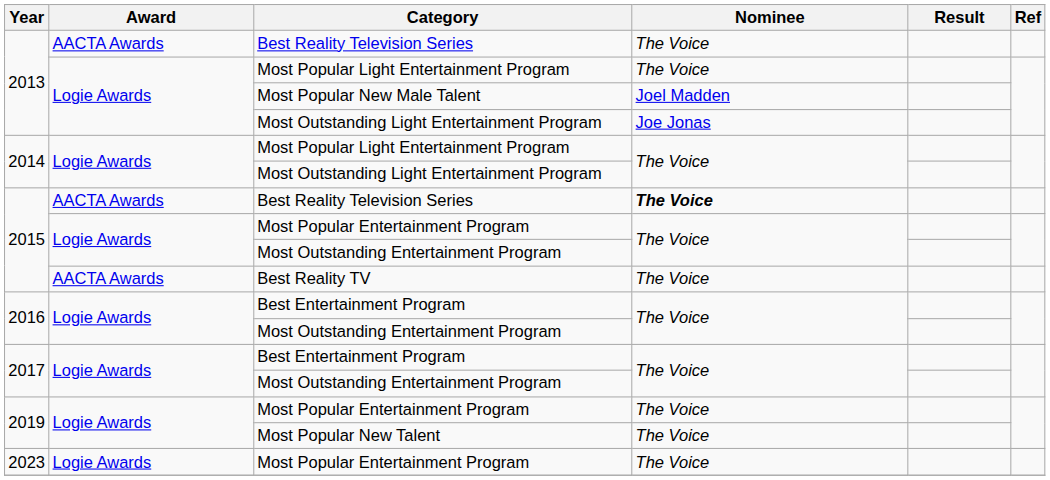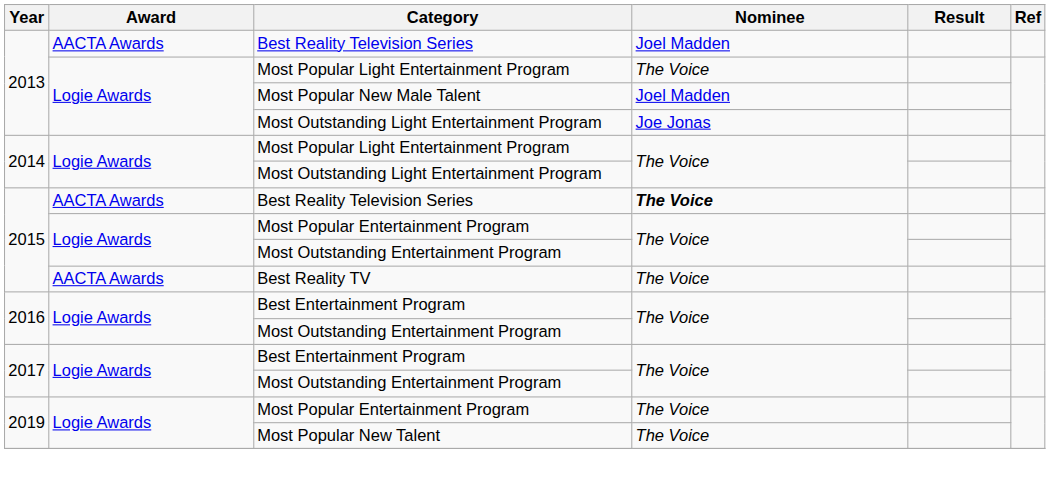(672, 43) The Voice -> (683, 43) Joel Madden
- row: (27, 461)
